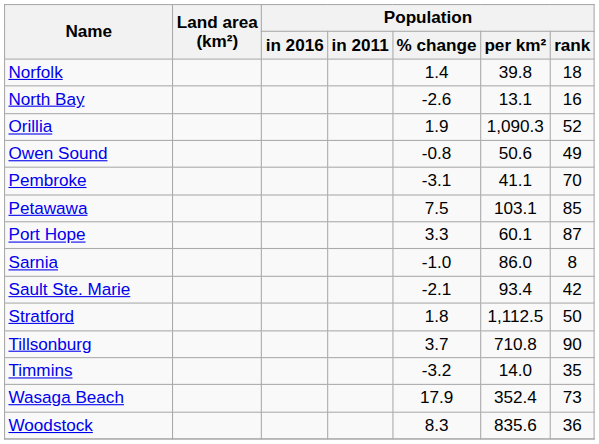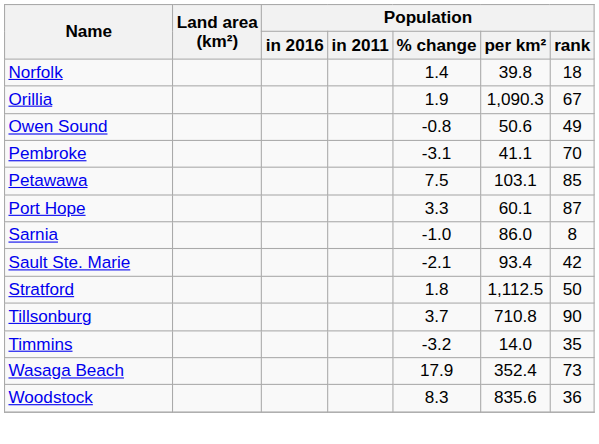- row: (47, 99)
(572, 126) 52 -> (572, 99) 67
